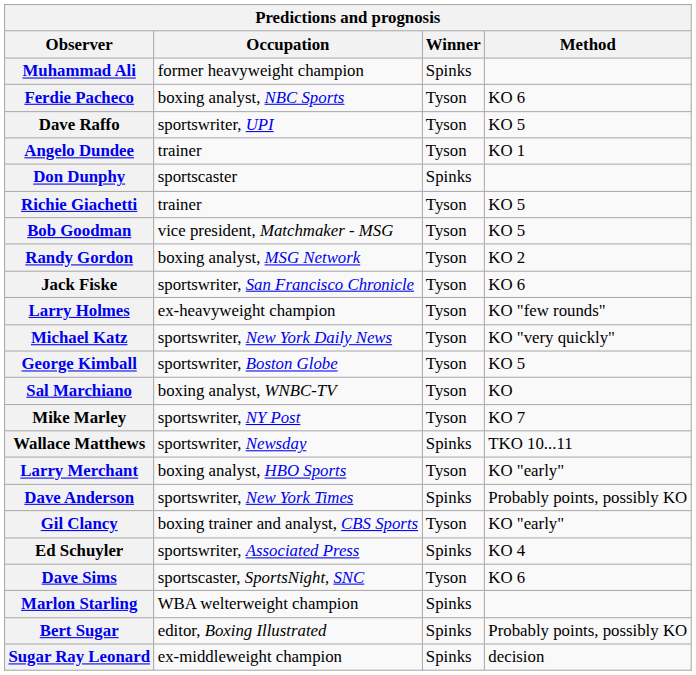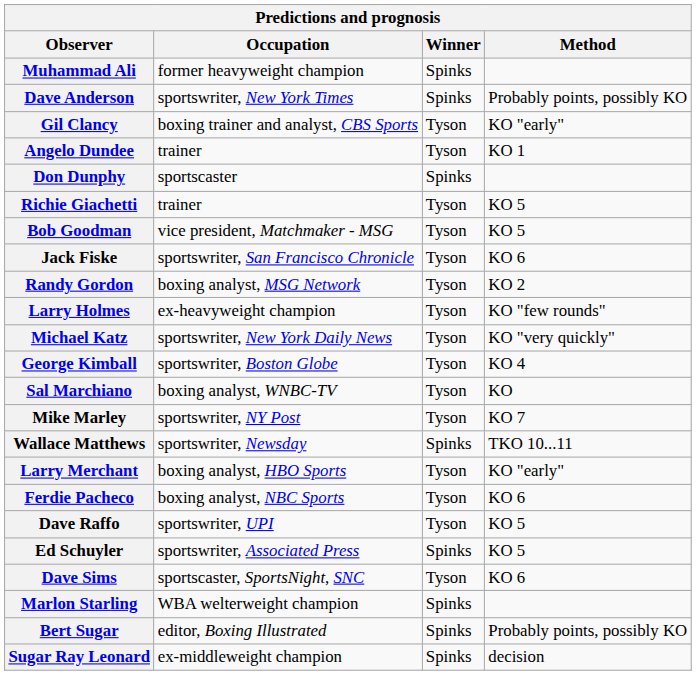rows swapped: (79, 497) <-> (79, 97)
rows swapped: (79, 524) <-> (79, 124)
rows swapped: (79, 257) <-> (79, 284)
(507, 364) KO 5 -> (507, 364) KO 4
(507, 550) KO 4 -> (507, 550) KO 5
